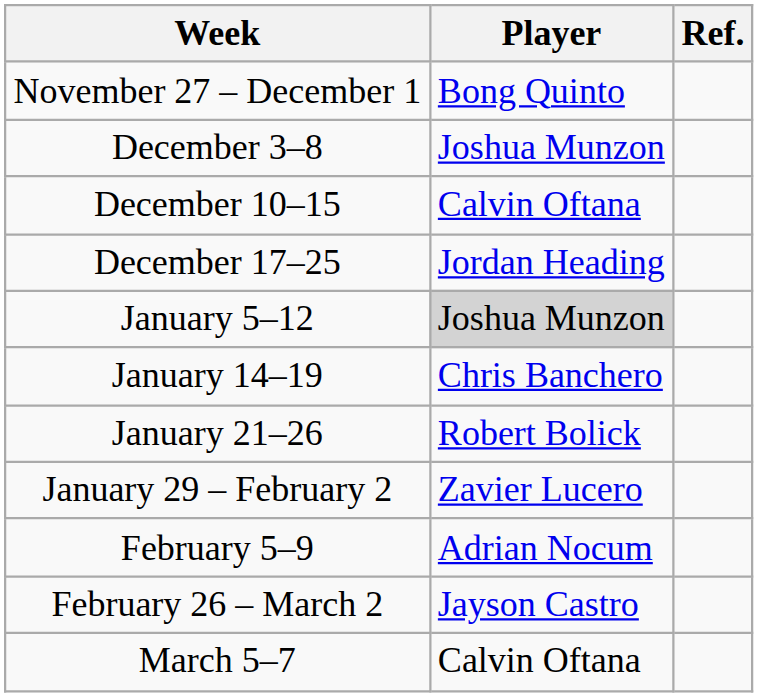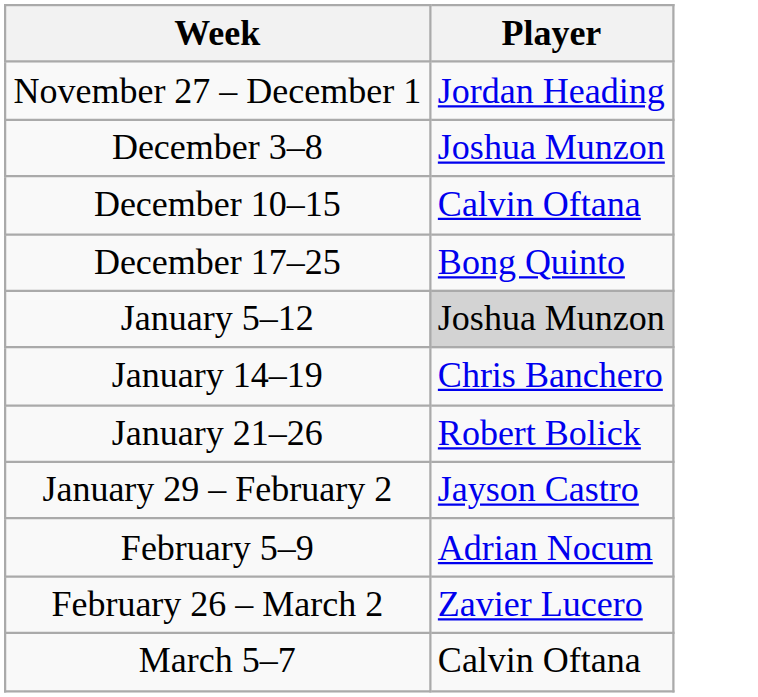- column: (713, 33)
(531, 90) Bong Quinto -> (551, 90) Jordan Heading
(551, 261) Jordan Heading -> (531, 261) Bong Quinto
(540, 489) Zavier Lucero -> (538, 489) Jayson Castro
(538, 603) Jayson Castro -> (540, 603) Zavier Lucero
